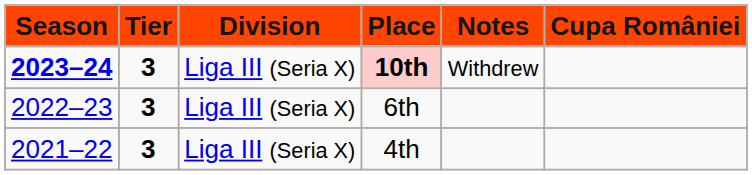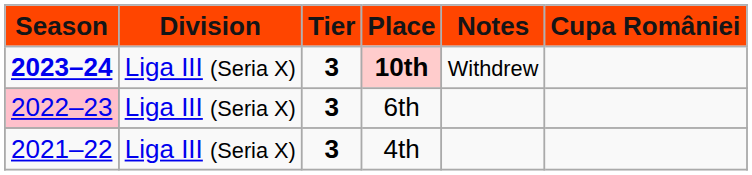columns swapped: (148, 26) <-> (270, 26)
(62, 108) no background -> (62, 108) pink background
